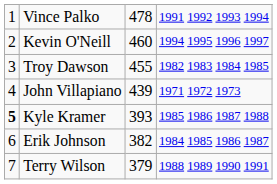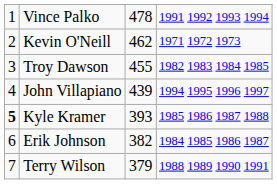(141, 41) 460 -> (141, 41) 462
(214, 41) 1994 1995 1996 1997 -> (200, 41) 1971 1972 1973
(200, 91) 1971 1972 1973 -> (214, 91) 1994 1995 1996 1997
